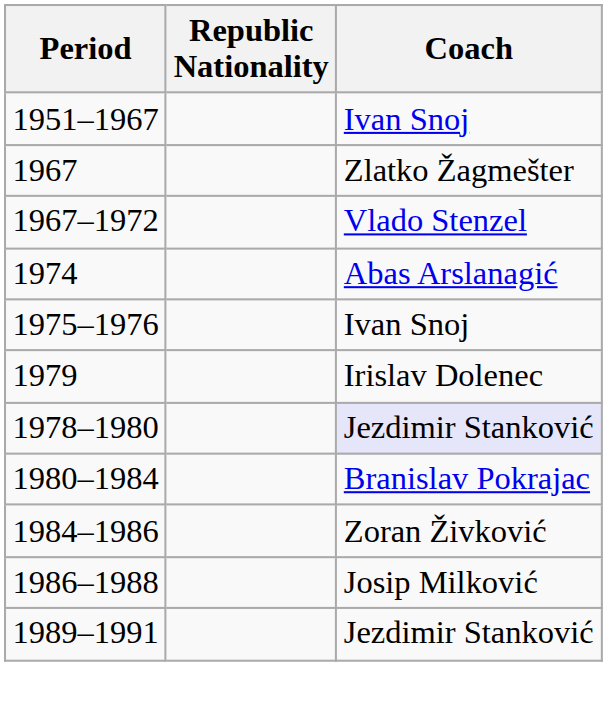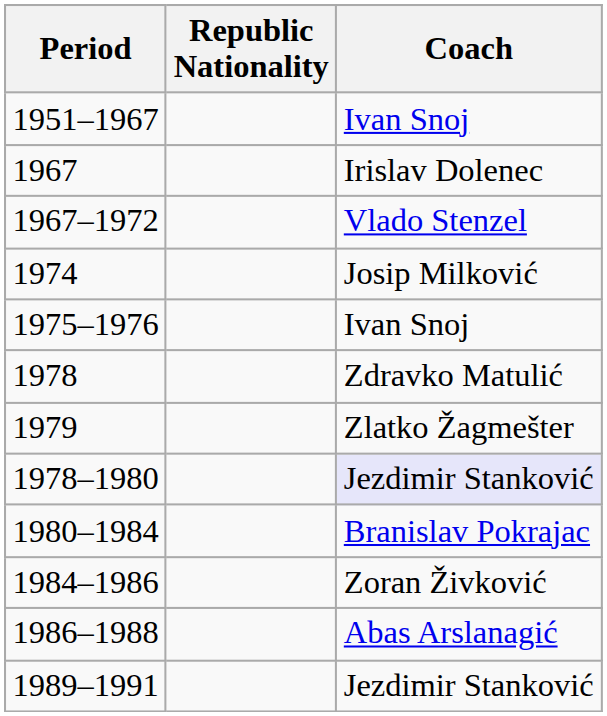(459, 169) Zlatko Žagmešter -> (443, 169) Irislav Dolenec
(451, 272) Abas Arslanagić -> (441, 272) Josip Milković
+ row: (45, 375)
(443, 375) Irislav Dolenec -> (459, 427) Zlatko Žagmešter
(441, 581) Josip Milković -> (451, 633) Abas Arslanagić
